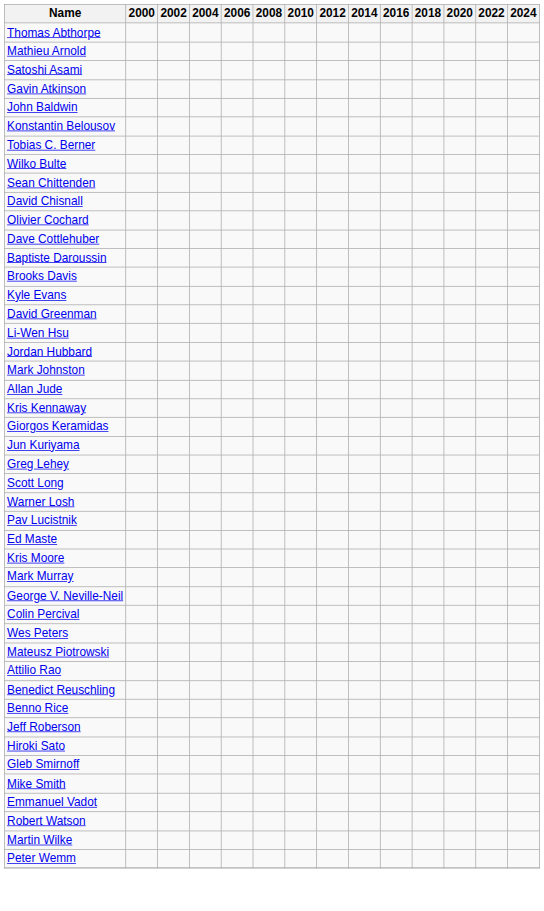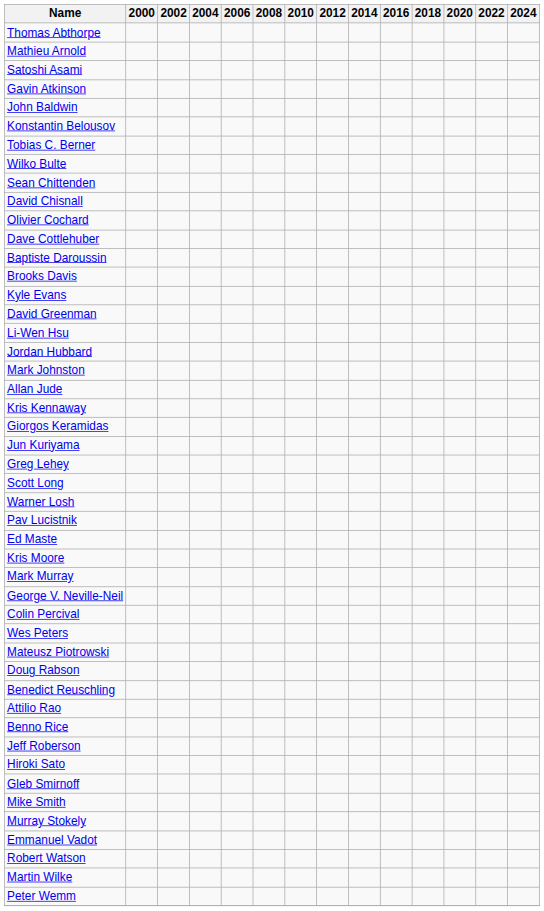+ row: (43, 671)
rows swapped: (34, 671) <-> (61, 689)
+ row: (47, 821)
